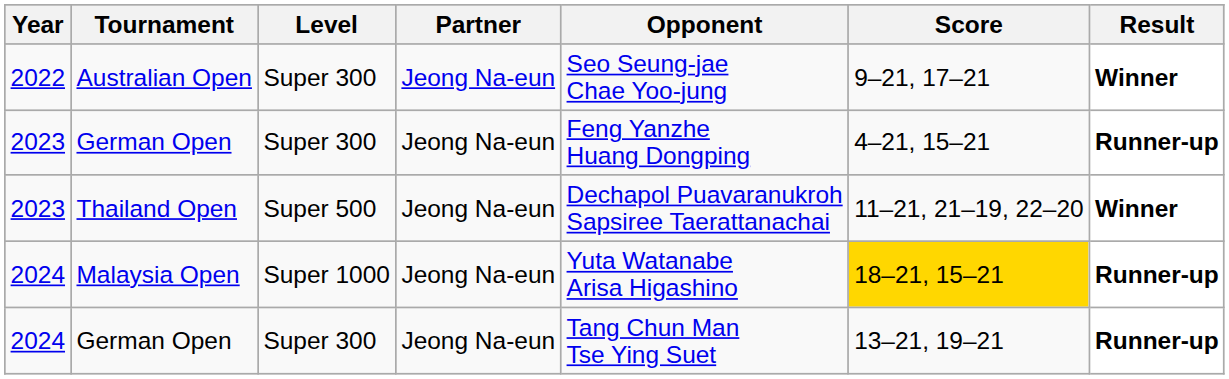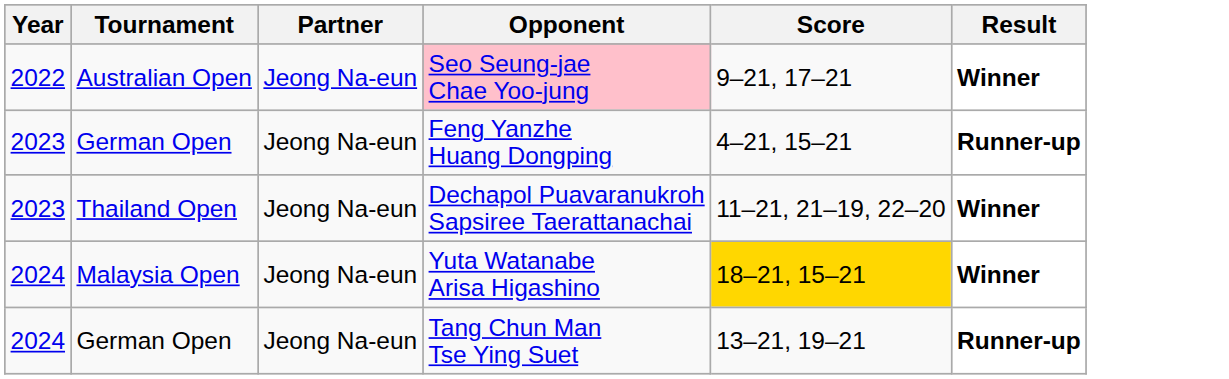- column: (327, 25)
(648, 77) no background -> (510, 77) pink background
(1157, 274) Runner-up -> (998, 274) Winner
